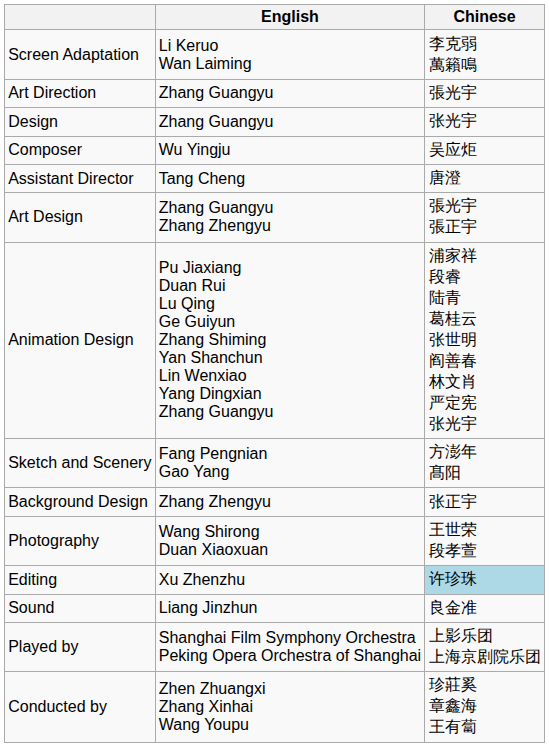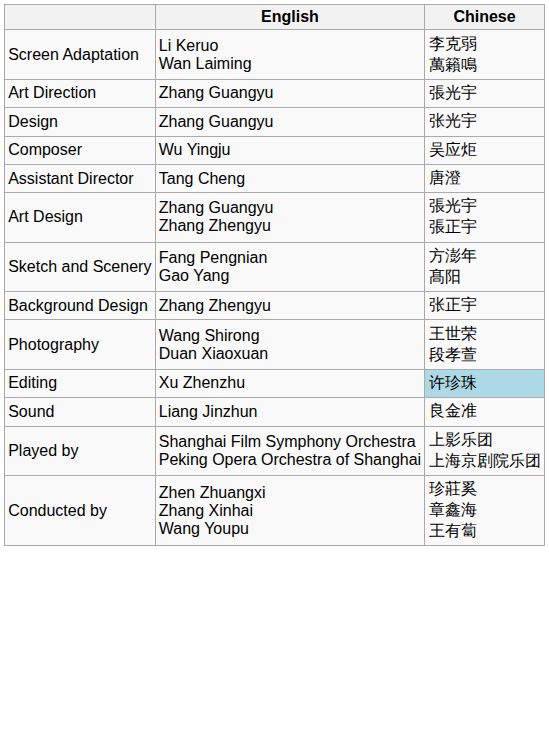- row: (71, 340)
